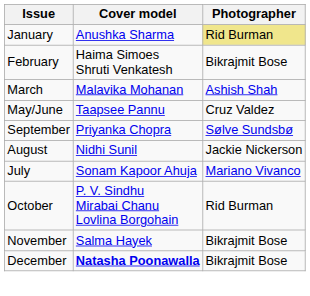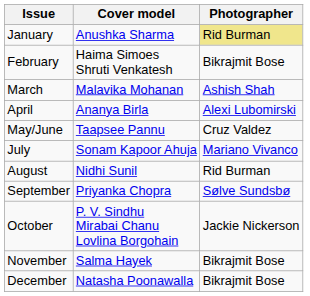+ row: (20, 110)
rows swapped: (19, 171) <-> (39, 130)
(254, 150) Jackie Nickerson -> (237, 171) Rid Burman
(239, 205) Rid Burman -> (251, 226) Jackie Nickerson
(138, 260) bold -> (135, 281) normal
